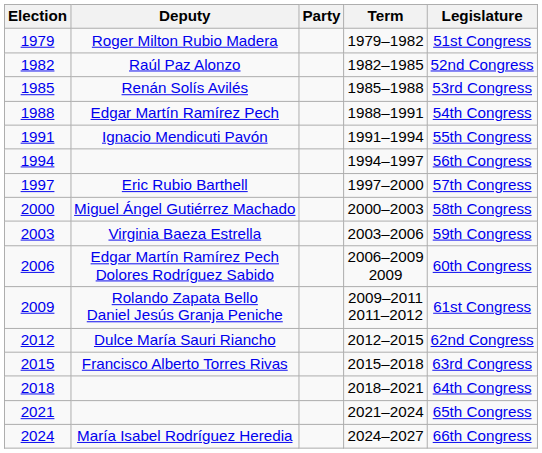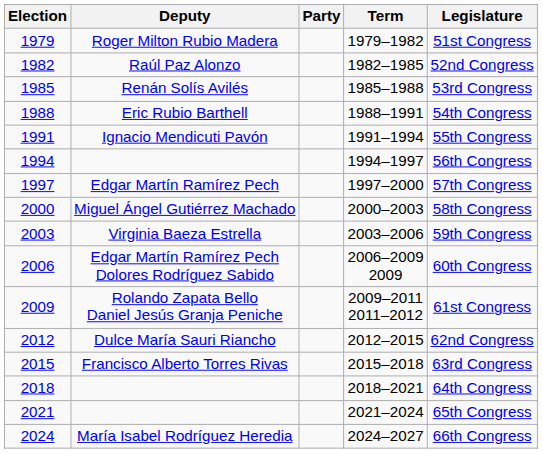(185, 112) Edgar Martín Ramírez Pech -> (185, 112) Eric Rubio Barthell
(185, 185) Eric Rubio Barthell -> (185, 185) Edgar Martín Ramírez Pech
